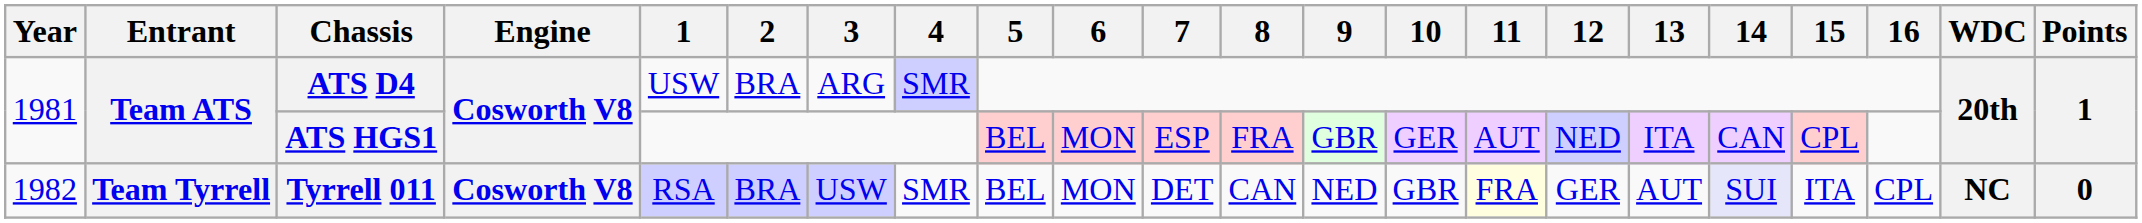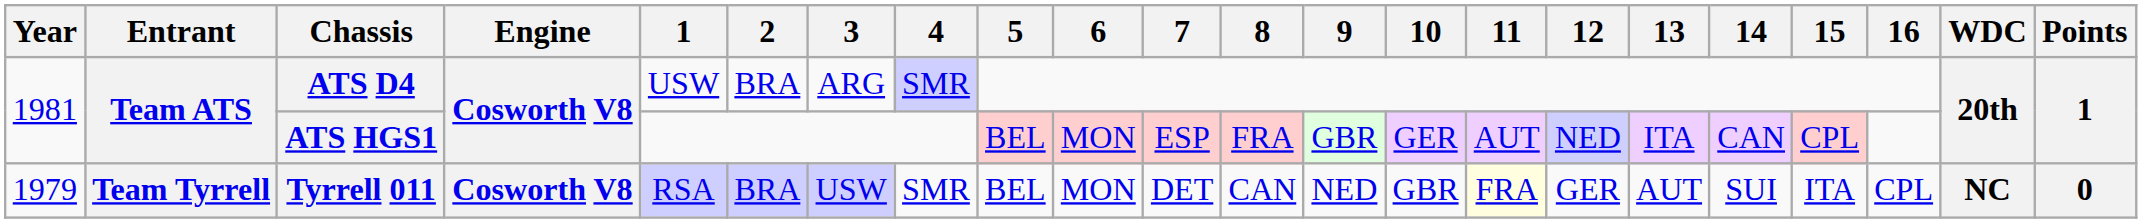(45, 189) 1982 -> (45, 189) 1979
(1751, 189) lavender background -> (1751, 189) no background
